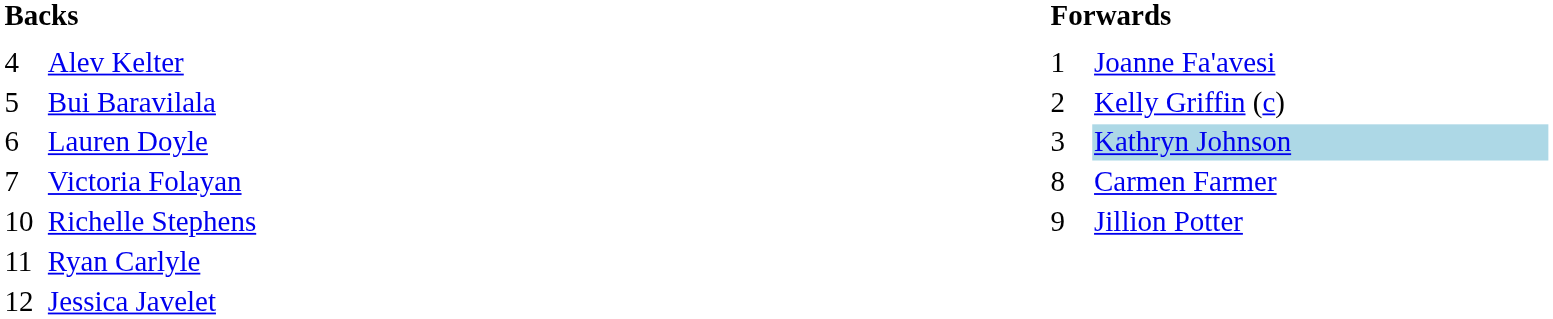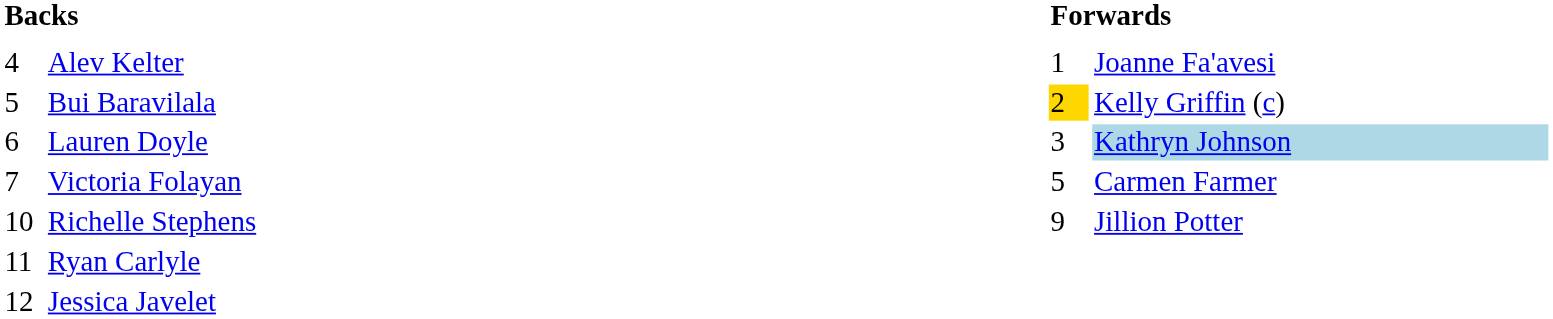(1058, 102) no background -> (1058, 102) gold background
(1058, 181) 8 -> (1058, 181) 5
